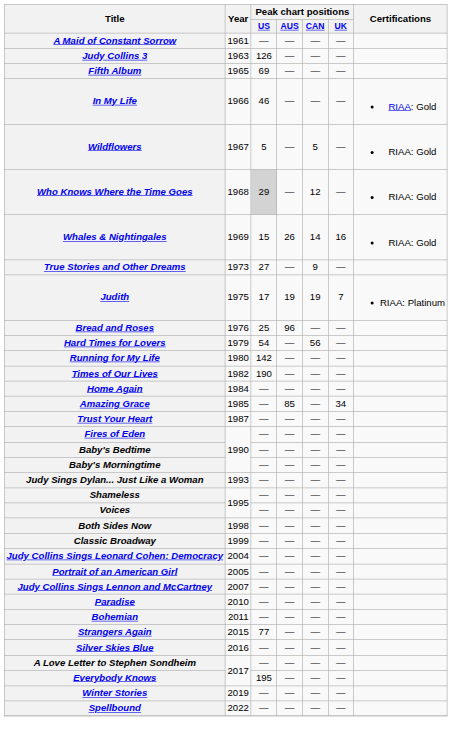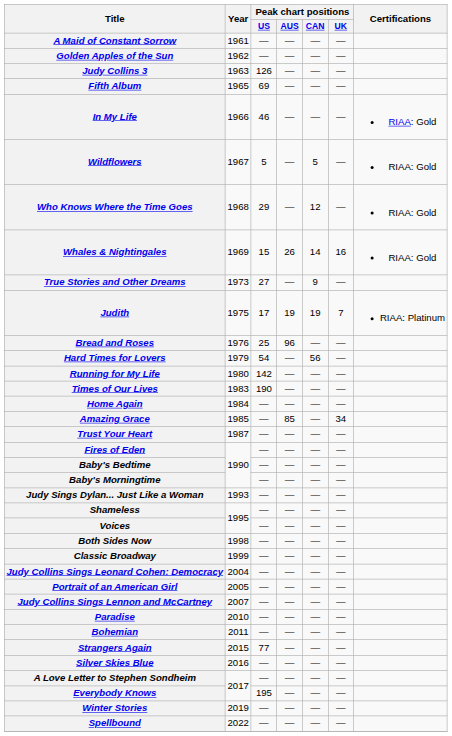+ row: (115, 56)
(264, 192) lightgrey background -> (264, 207) no background
(238, 373) 1982 -> (238, 388) 1983
